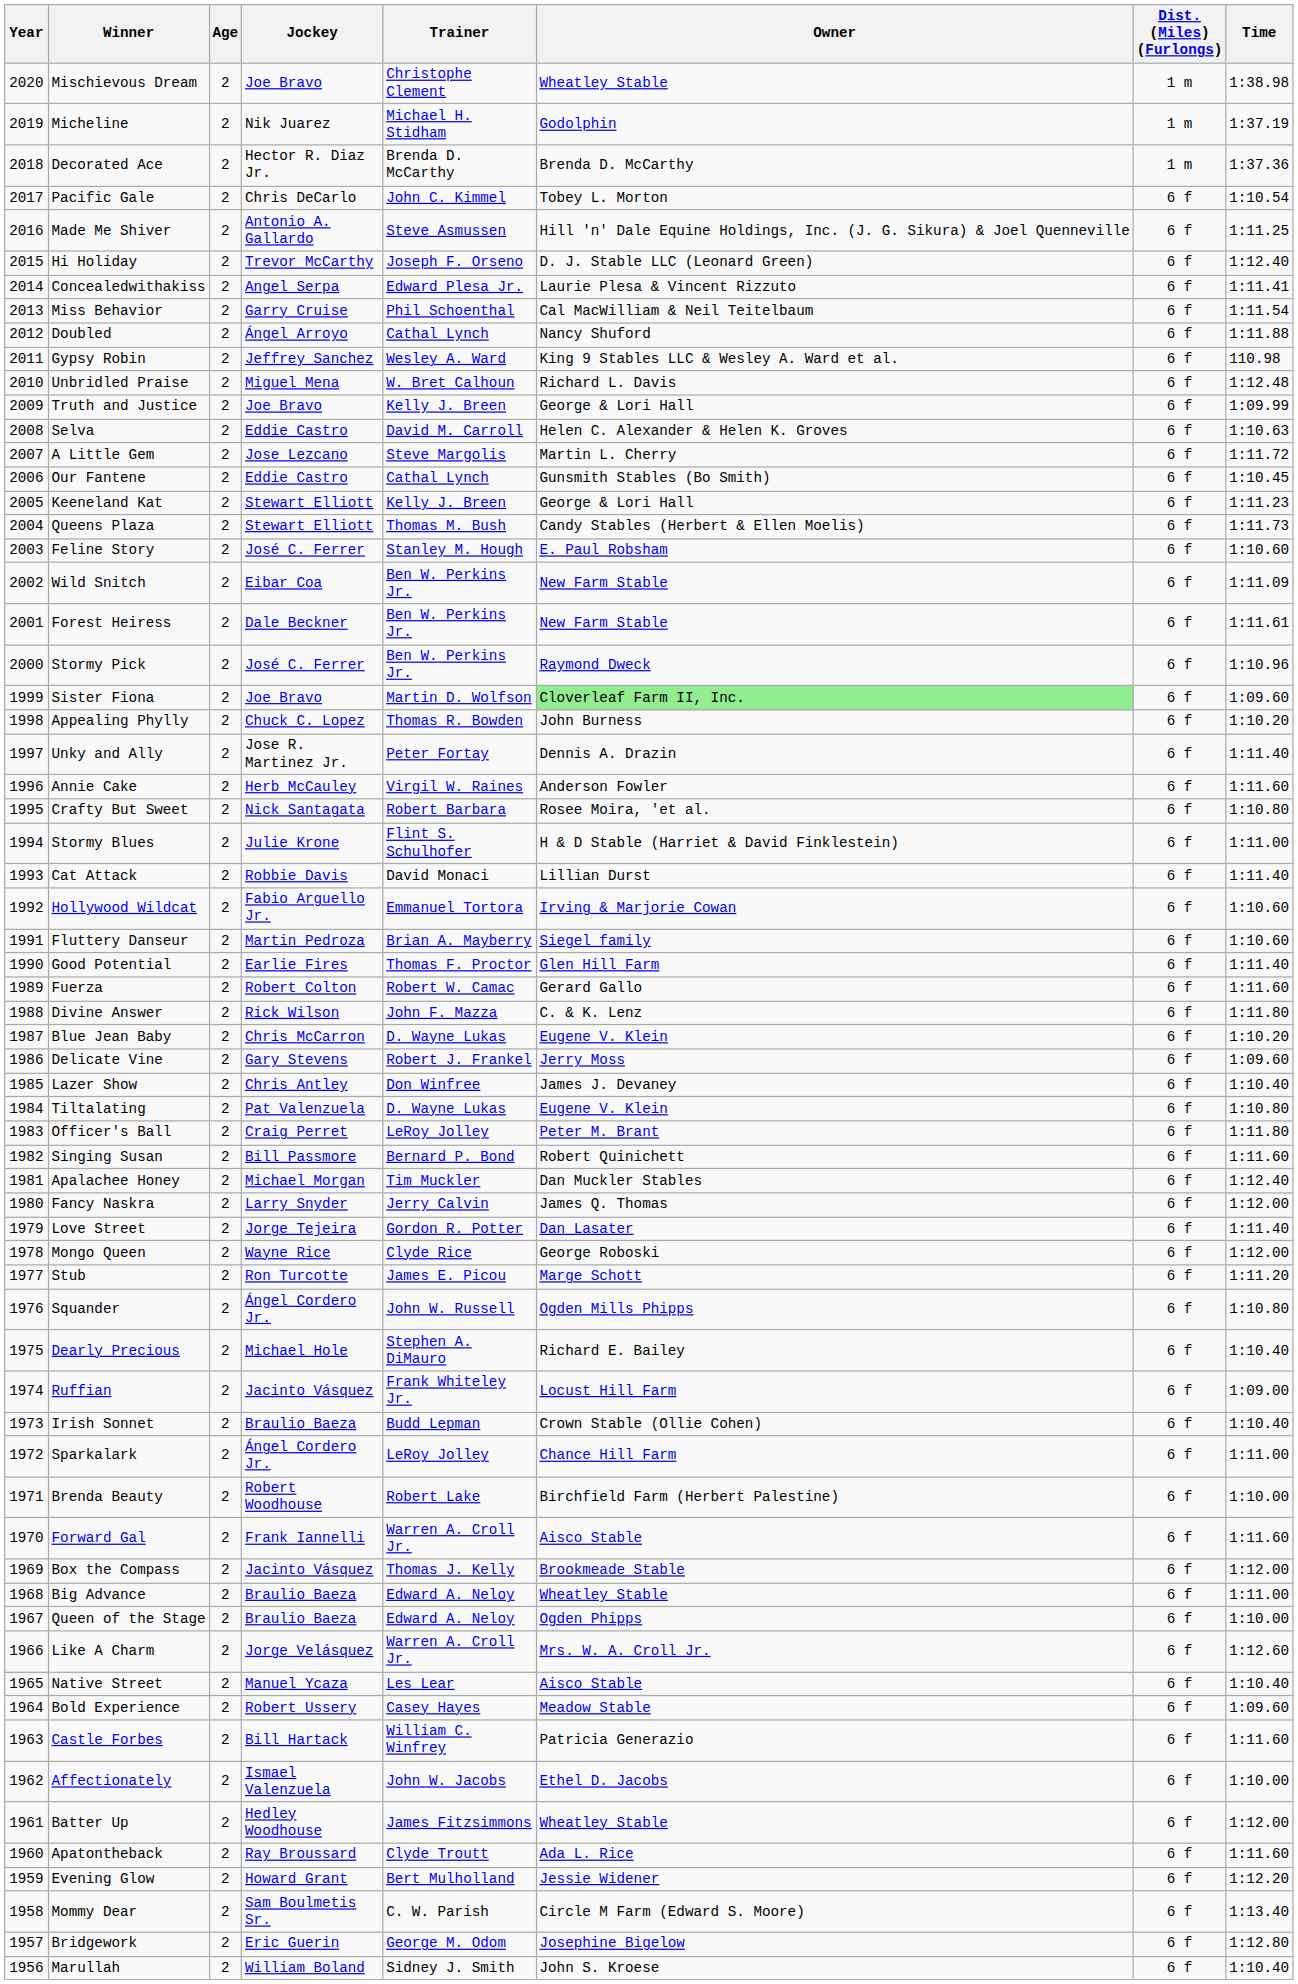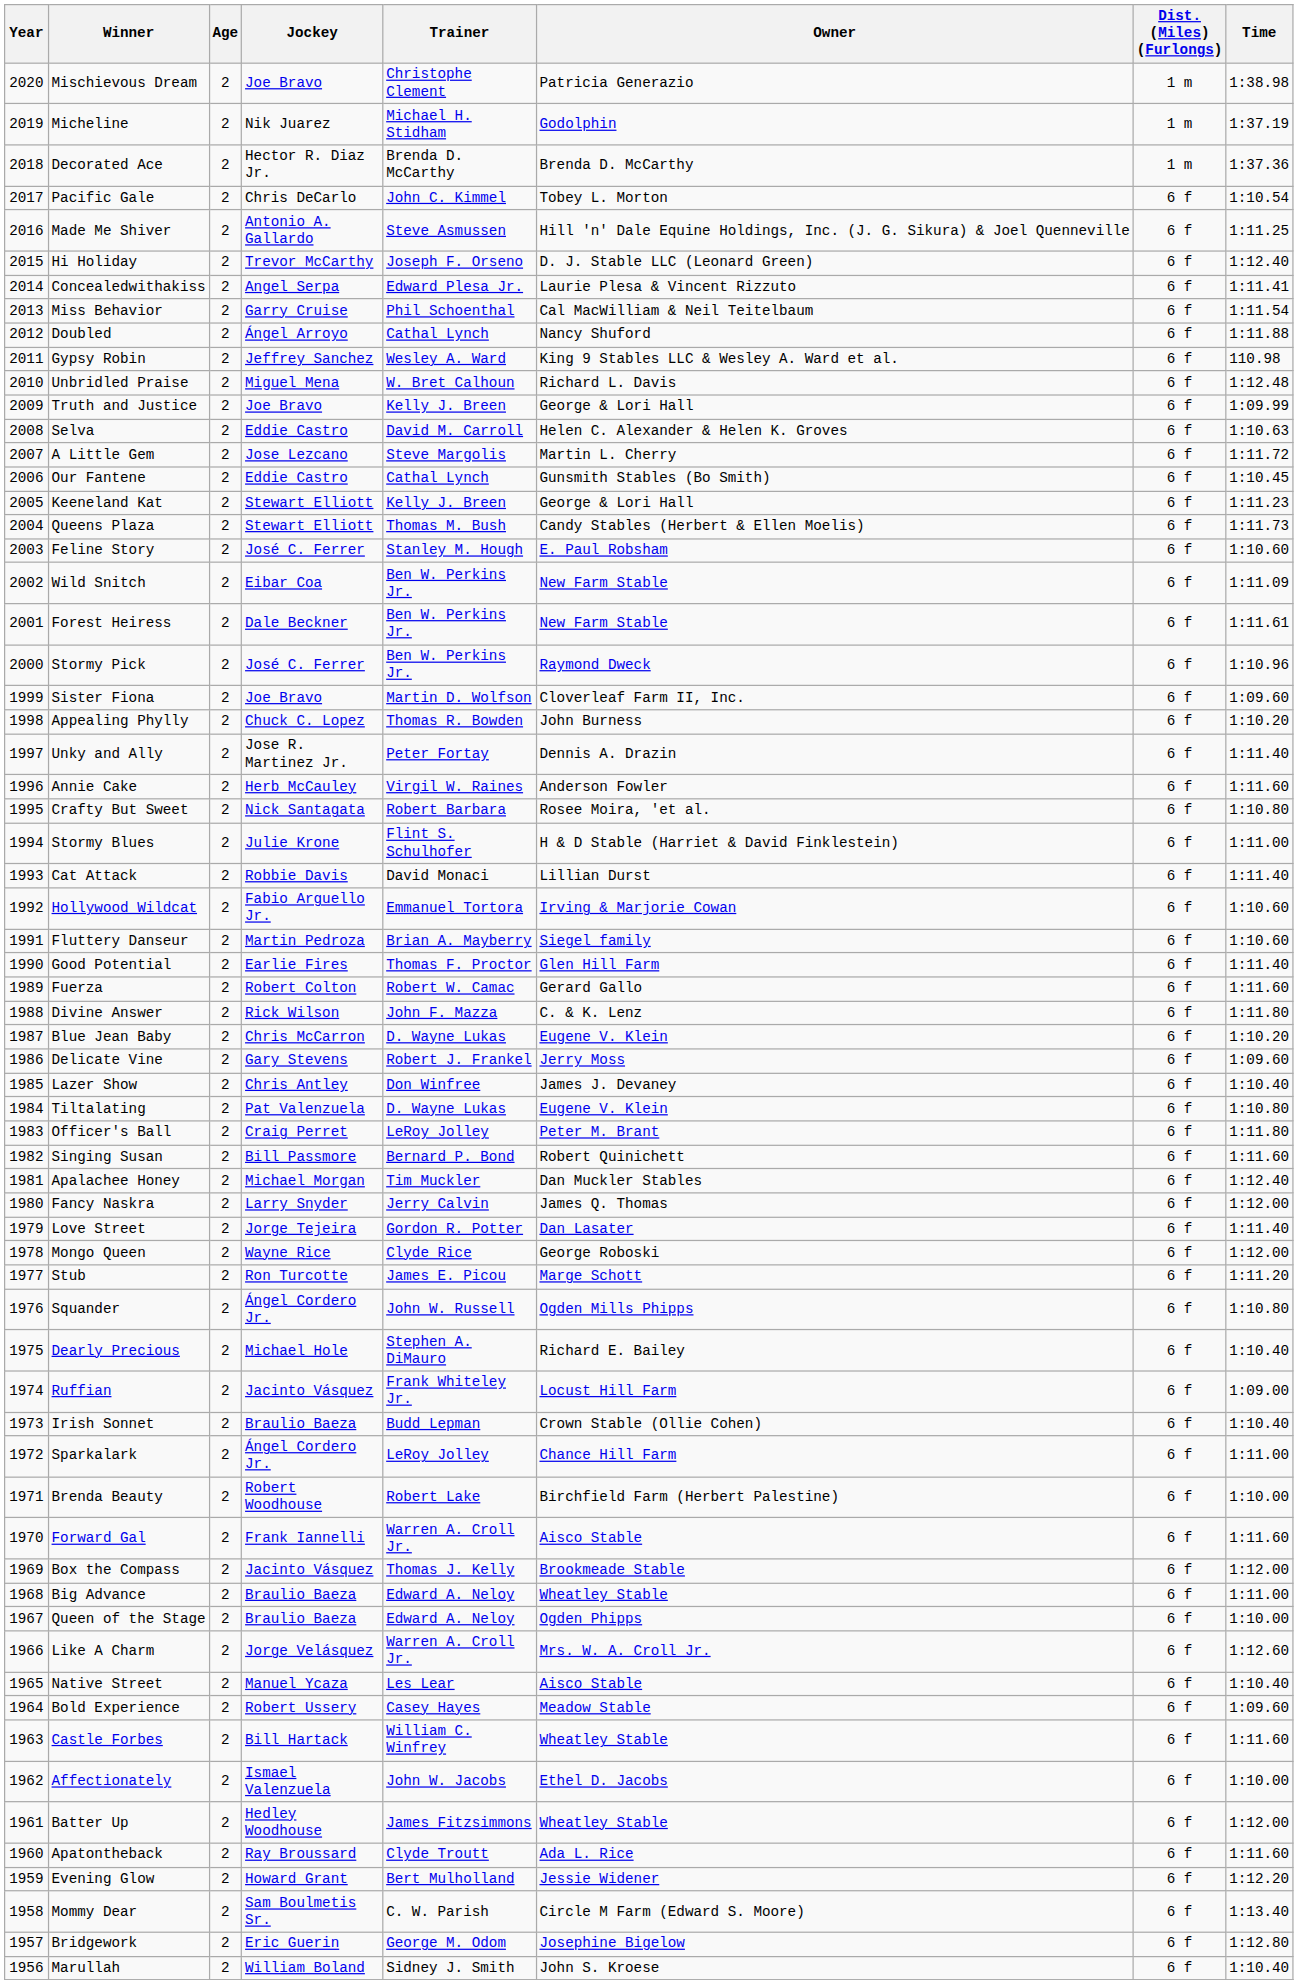(604, 83) Wheatley Stable -> (616, 83) Patricia Generazio
(642, 698) lightgreen background -> (642, 698) no background
(616, 1740) Patricia Generazio -> (604, 1740) Wheatley Stable
